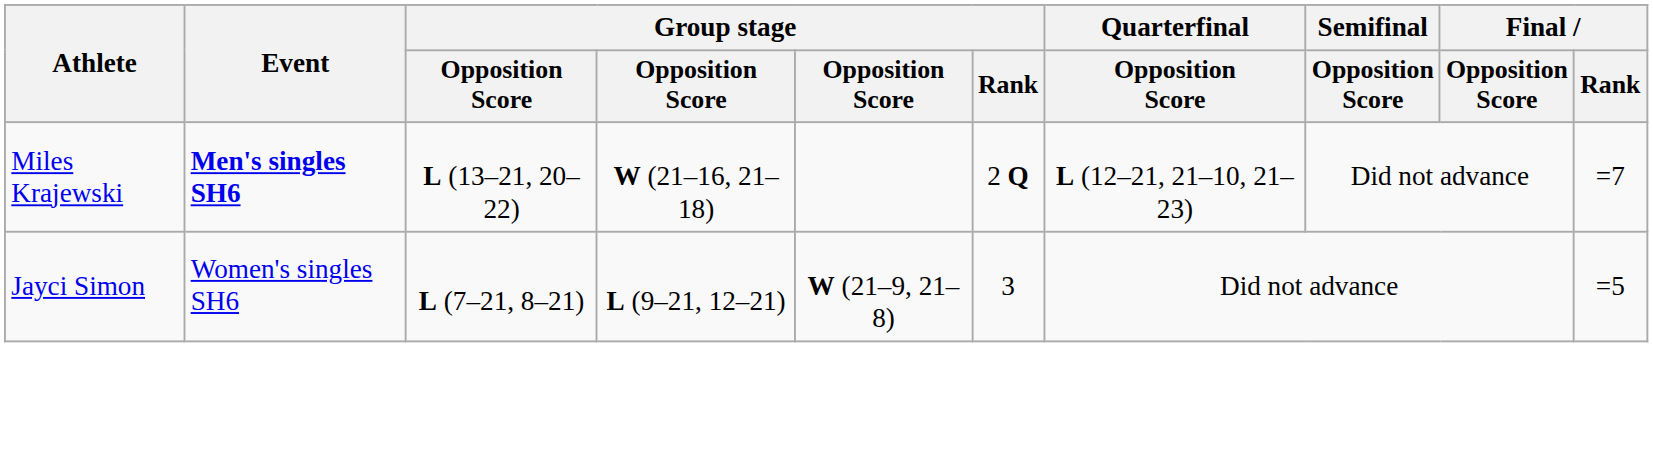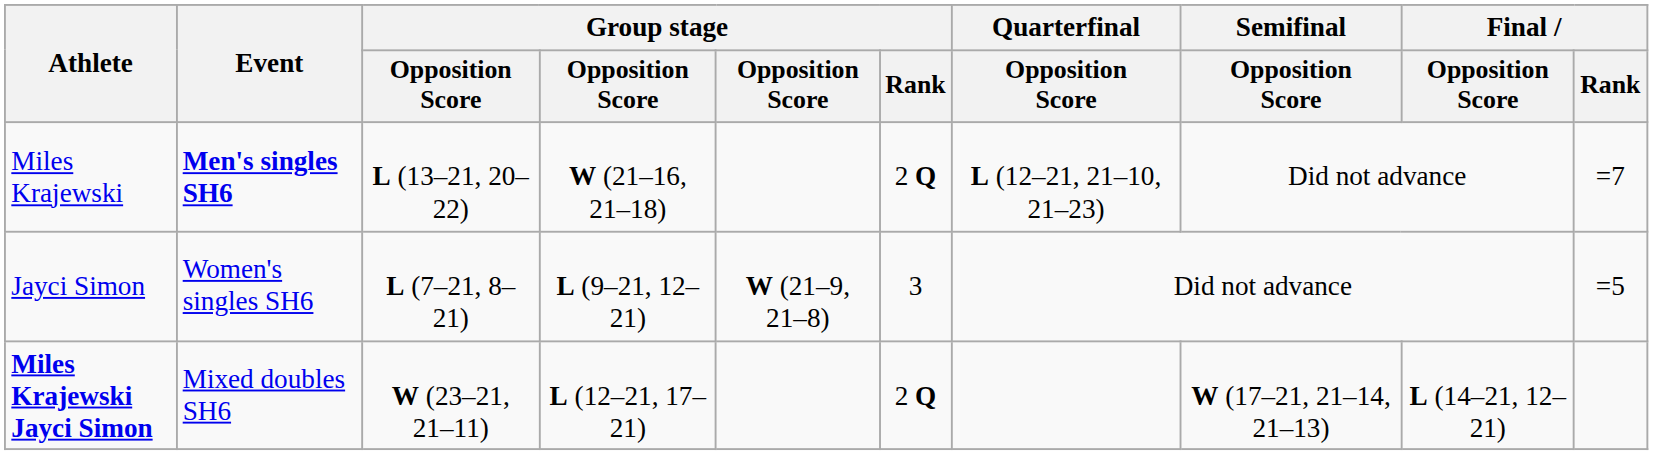+ row: (82, 395)
